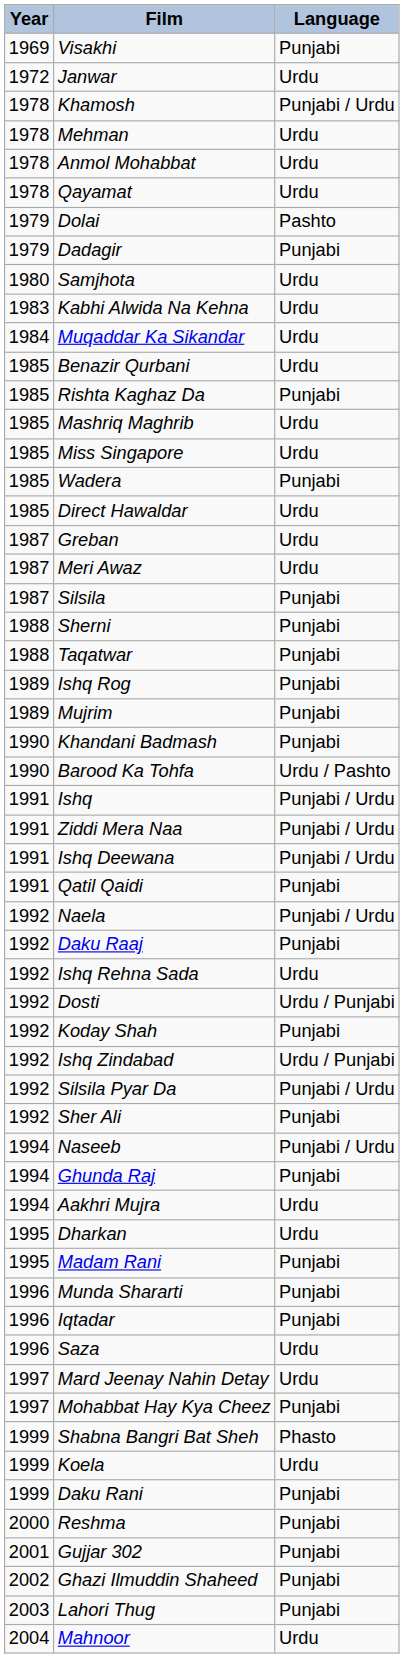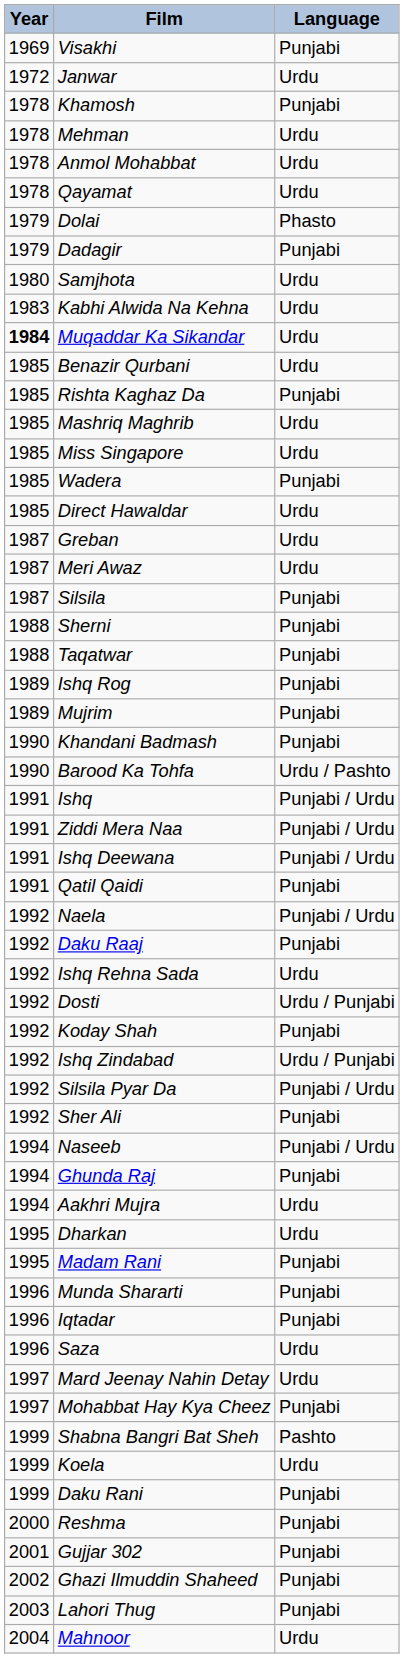(337, 105) Punjabi / Urdu -> (310, 105) Punjabi
(307, 221) Pashto -> (307, 221) Phasto
(29, 337) normal -> (29, 337) bold
(307, 1436) Phasto -> (307, 1436) Pashto
